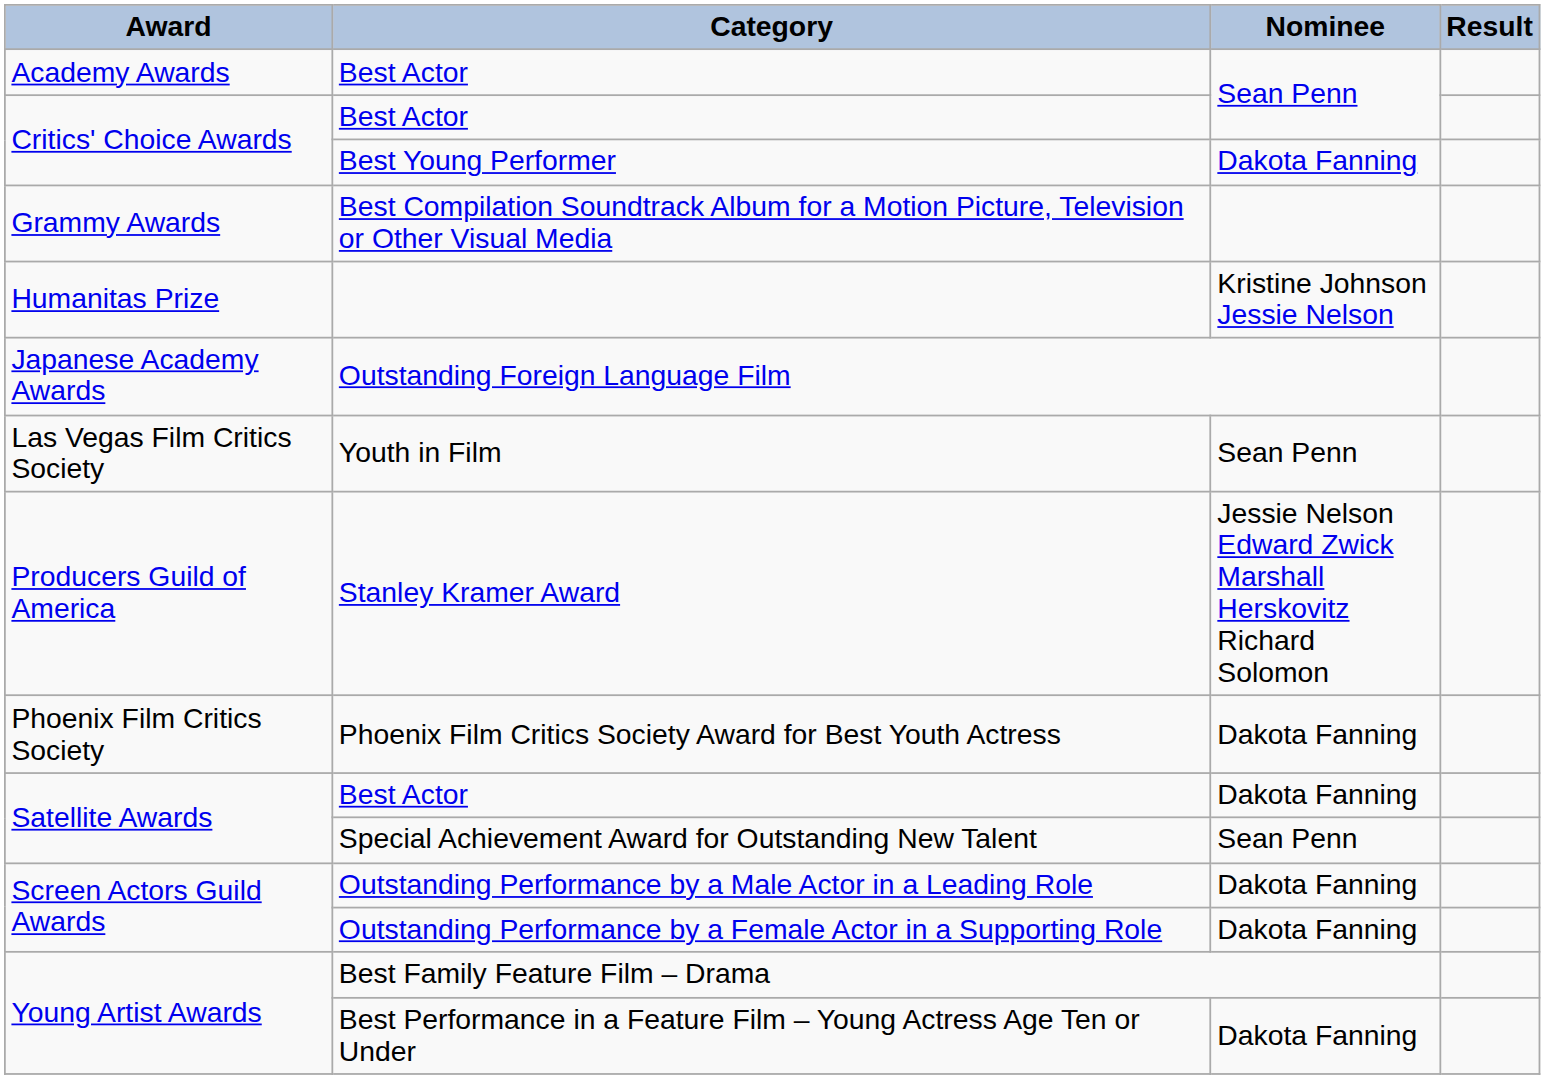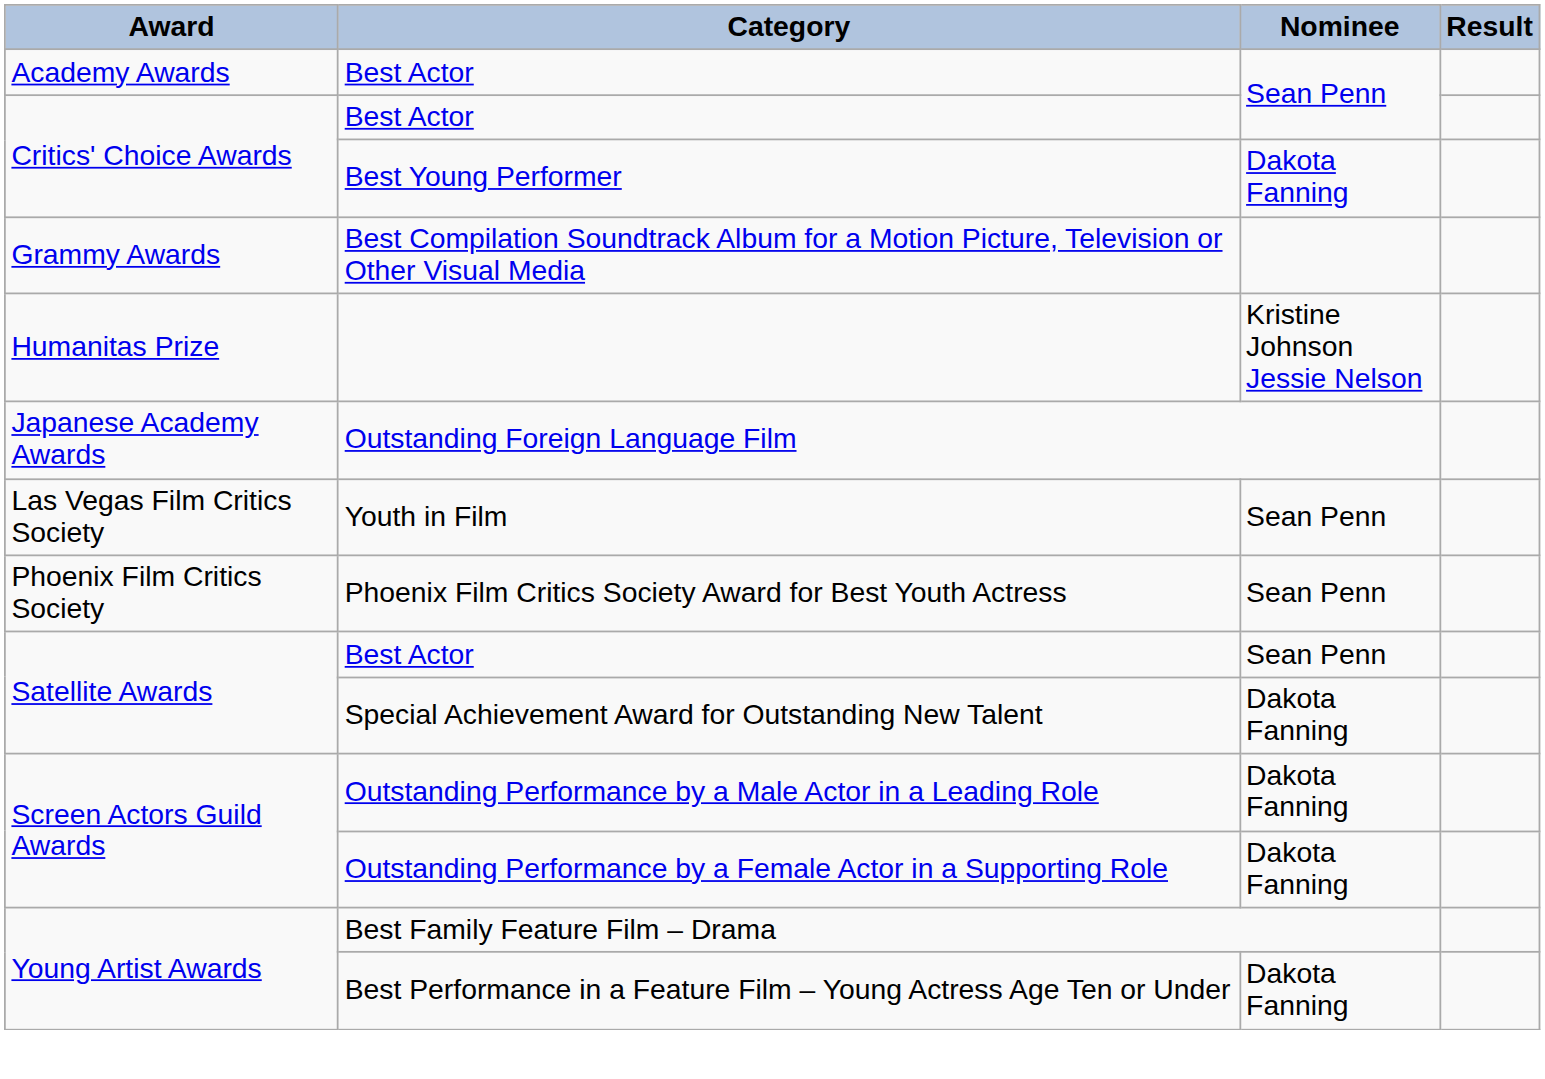- row: (129, 593)
(1317, 733) Dakota Fanning -> (1316, 593) Sean Penn
(1317, 794) Dakota Fanning -> (1316, 654) Sean Penn
(1287, 839) Sean Penn -> (1297, 715) Dakota Fanning
